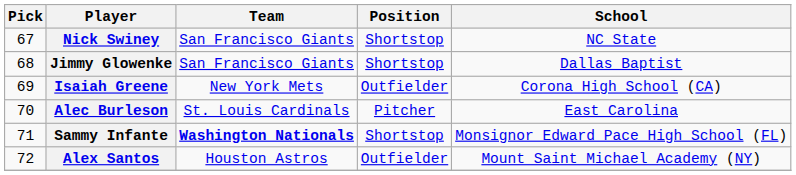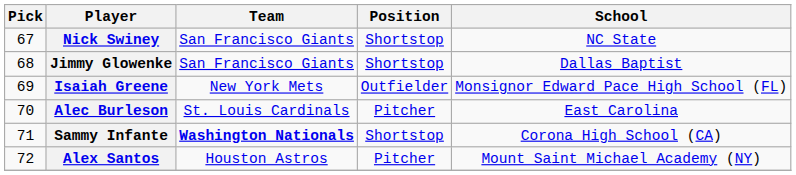(621, 88) Corona High School (CA) -> (621, 88) Monsignor Edward Pace High School (FL)
(621, 135) Monsignor Edward Pace High School (FL) -> (621, 135) Corona High School (CA)
(405, 159) Outfielder -> (405, 159) Pitcher
